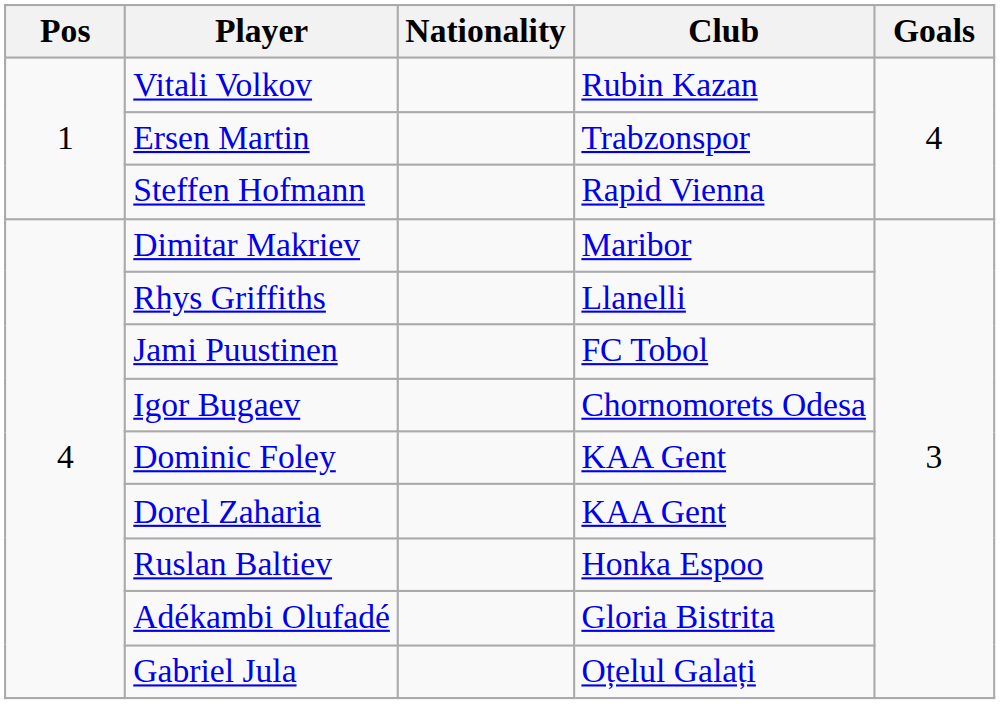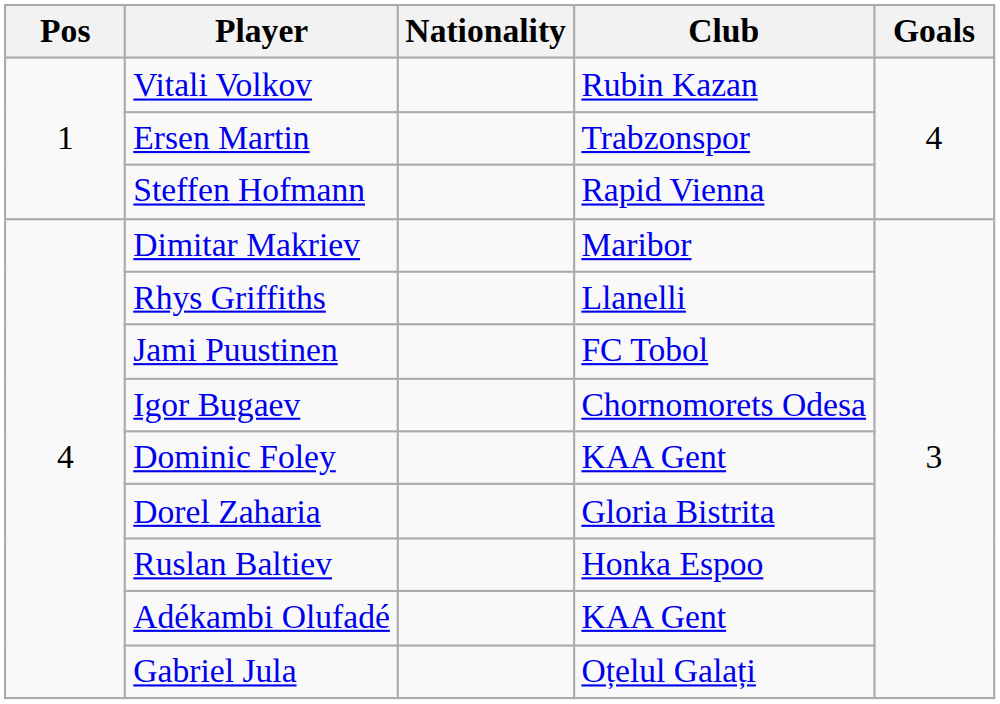(654, 510) KAA Gent -> (678, 510) Gloria Bistrita
(678, 617) Gloria Bistrita -> (654, 617) KAA Gent
